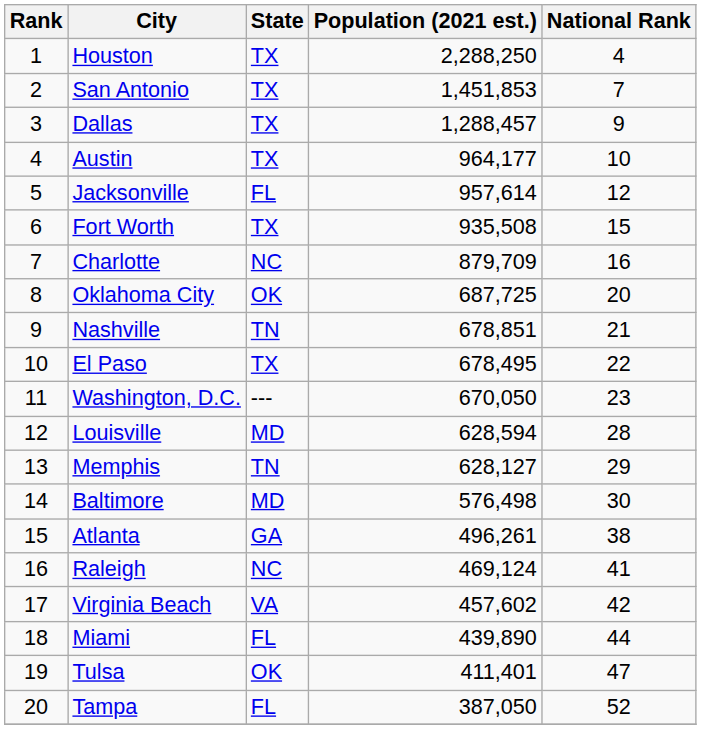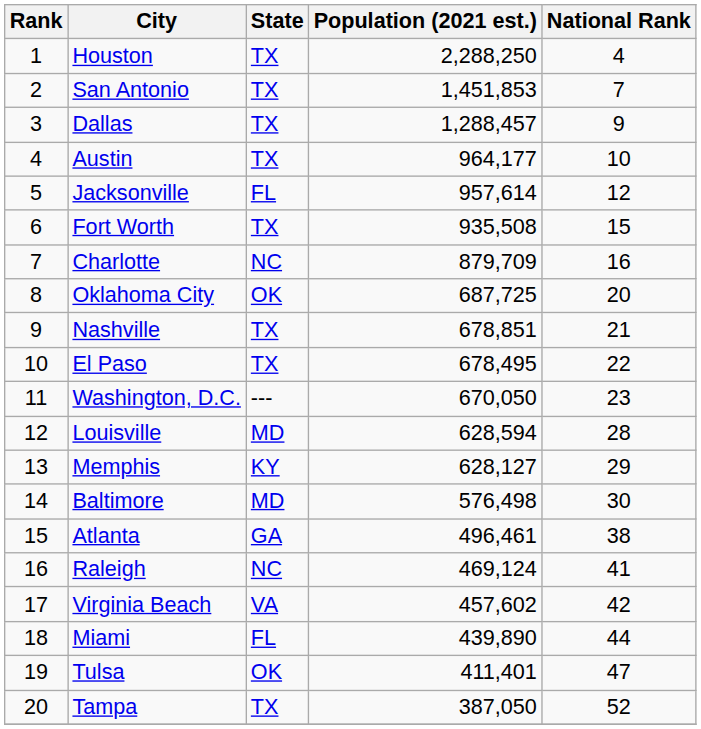(265, 329) TN -> (265, 329) TX
(265, 466) TN -> (265, 466) KY
(498, 535) 496,261 -> (498, 535) 496,461
(263, 706) FL -> (265, 706) TX
